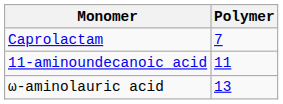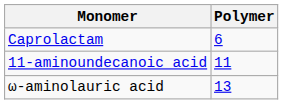(218, 40) 7 -> (218, 40) 6
